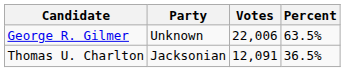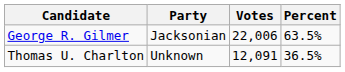(177, 35) Unknown -> (188, 35) Jacksonian
(188, 56) Jacksonian -> (177, 56) Unknown
